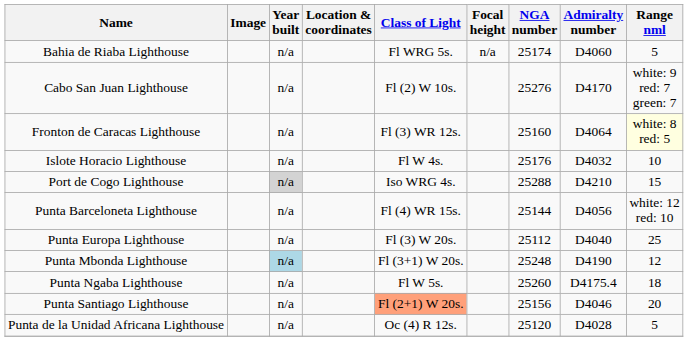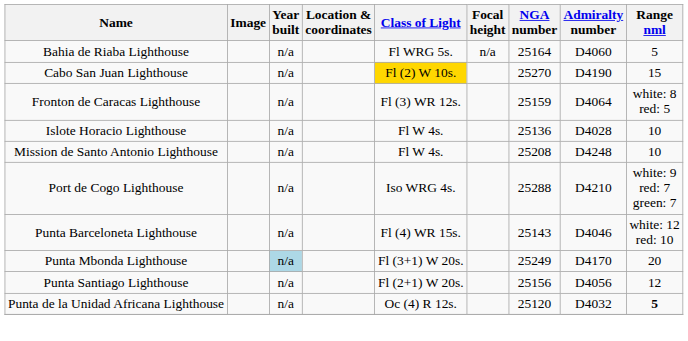(535, 51) 25174 -> (535, 51) 25164
(421, 88) no background -> (421, 72) gold background
(535, 88) 25276 -> (535, 72) 25270
(593, 88) D4170 -> (593, 72) D4190
(655, 88) white: 9 red: 7 green: 7 -> (655, 72) 15
(535, 132) 25160 -> (535, 101) 25159
(655, 132) lightyellow background -> (655, 101) no background
(535, 160) 25176 -> (535, 130) 25136
(593, 160) D4032 -> (593, 130) D4028
+ row: (116, 151)
(286, 182) lightgrey background -> (286, 188) no background
(655, 182) 15 -> (655, 188) white: 9 red: 7 green: 7
(535, 211) 25144 -> (535, 232) 25143
(593, 211) D4056 -> (593, 232) D4046
- row: (116, 239)
(535, 261) 25248 -> (535, 261) 25249
(593, 261) D4190 -> (593, 261) D4170
(655, 261) 12 -> (655, 261) 20
- row: (116, 282)
(421, 303) lightsalmon background -> (421, 282) no background
(593, 303) D4046 -> (593, 282) D4056
(655, 303) 20 -> (655, 282) 12
(593, 325) D4028 -> (593, 303) D4032
(655, 325) normal -> (655, 303) bold
